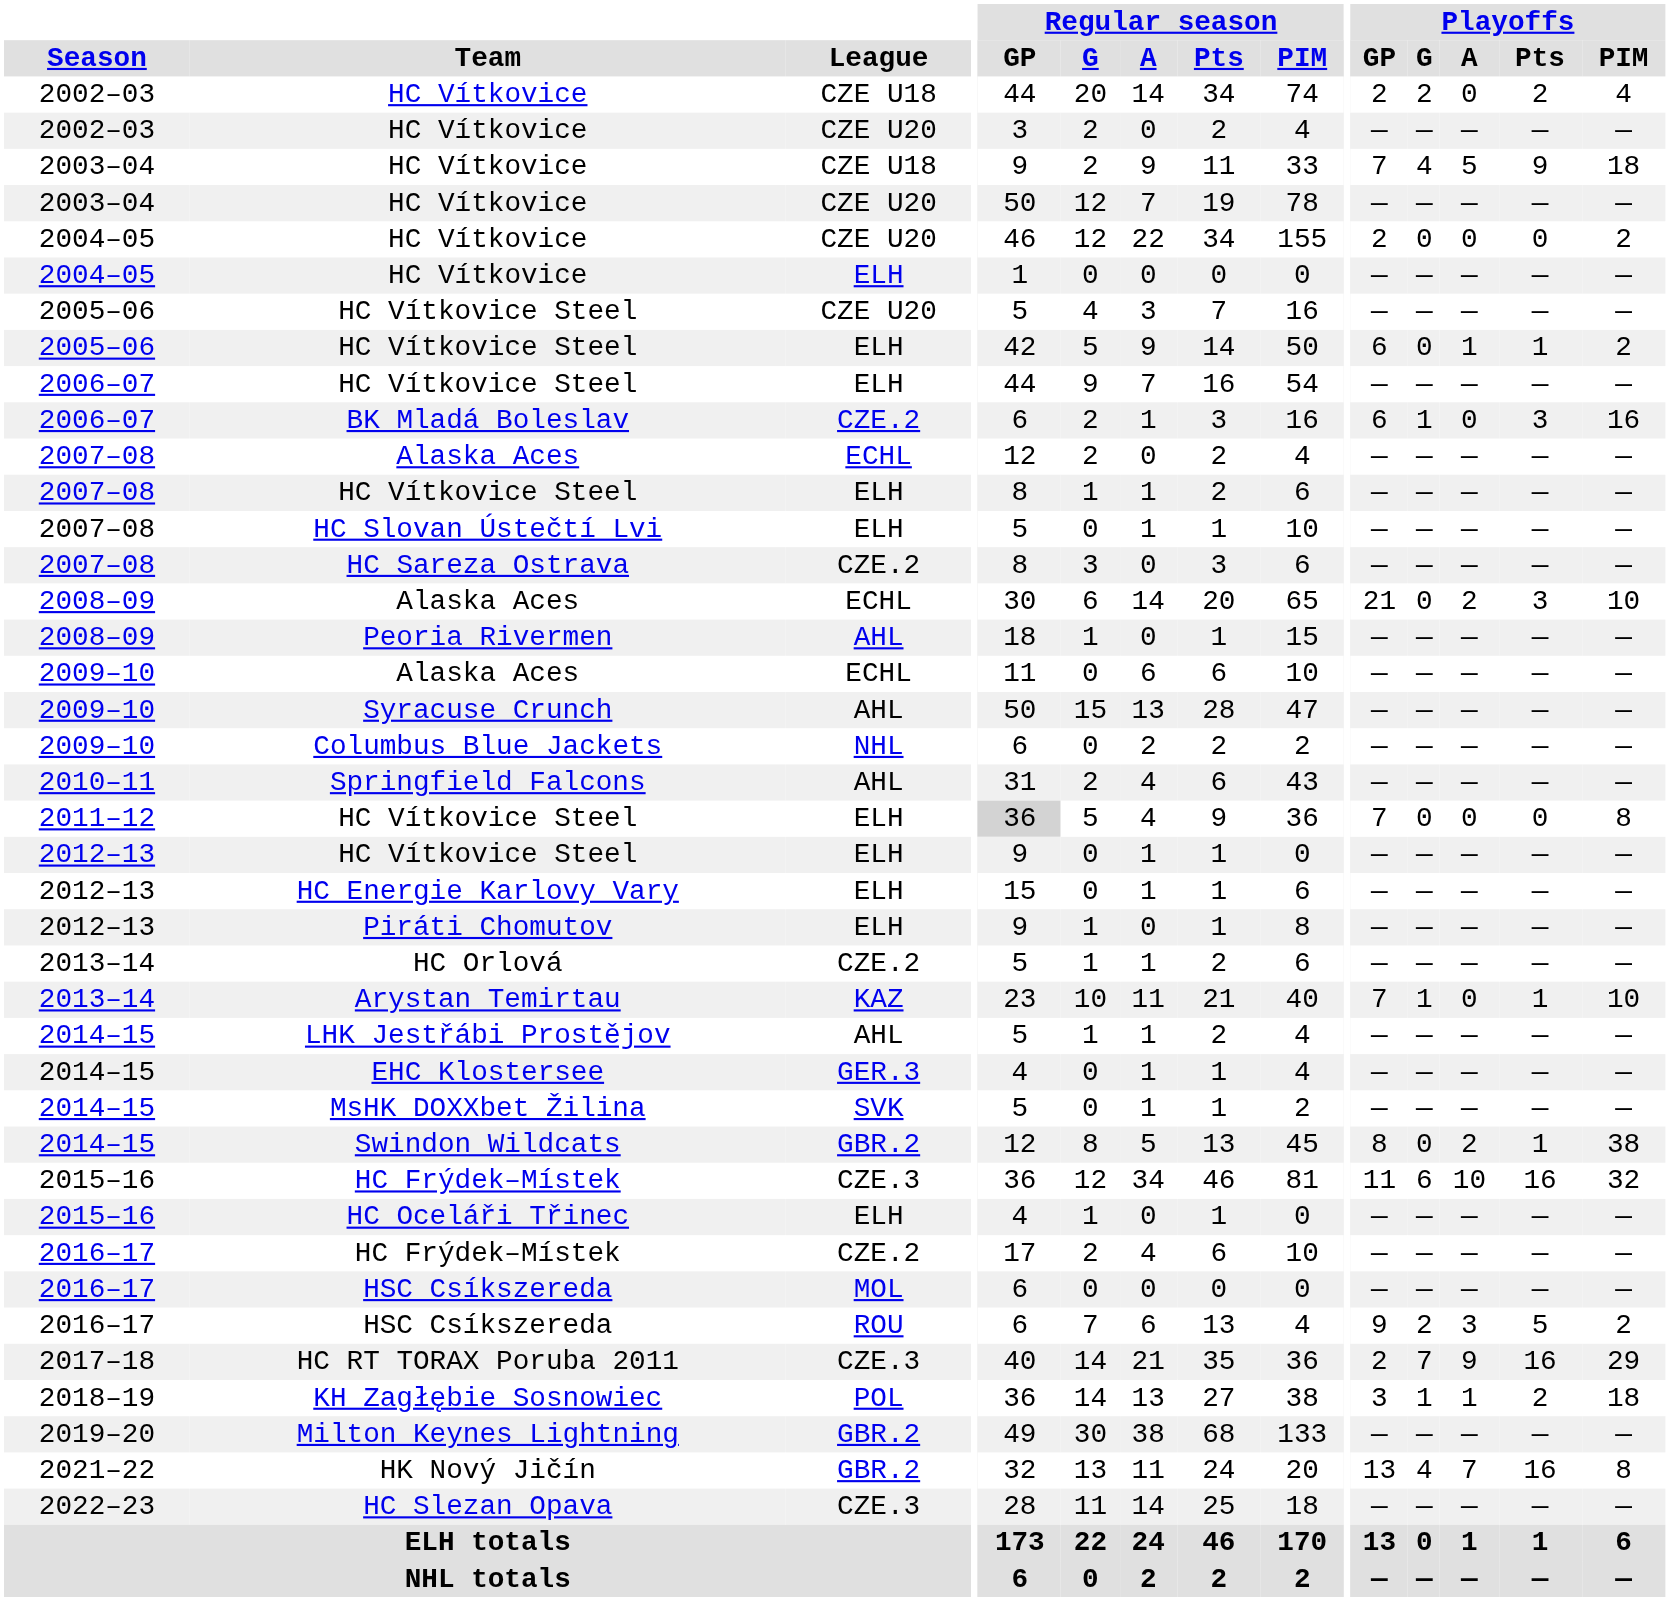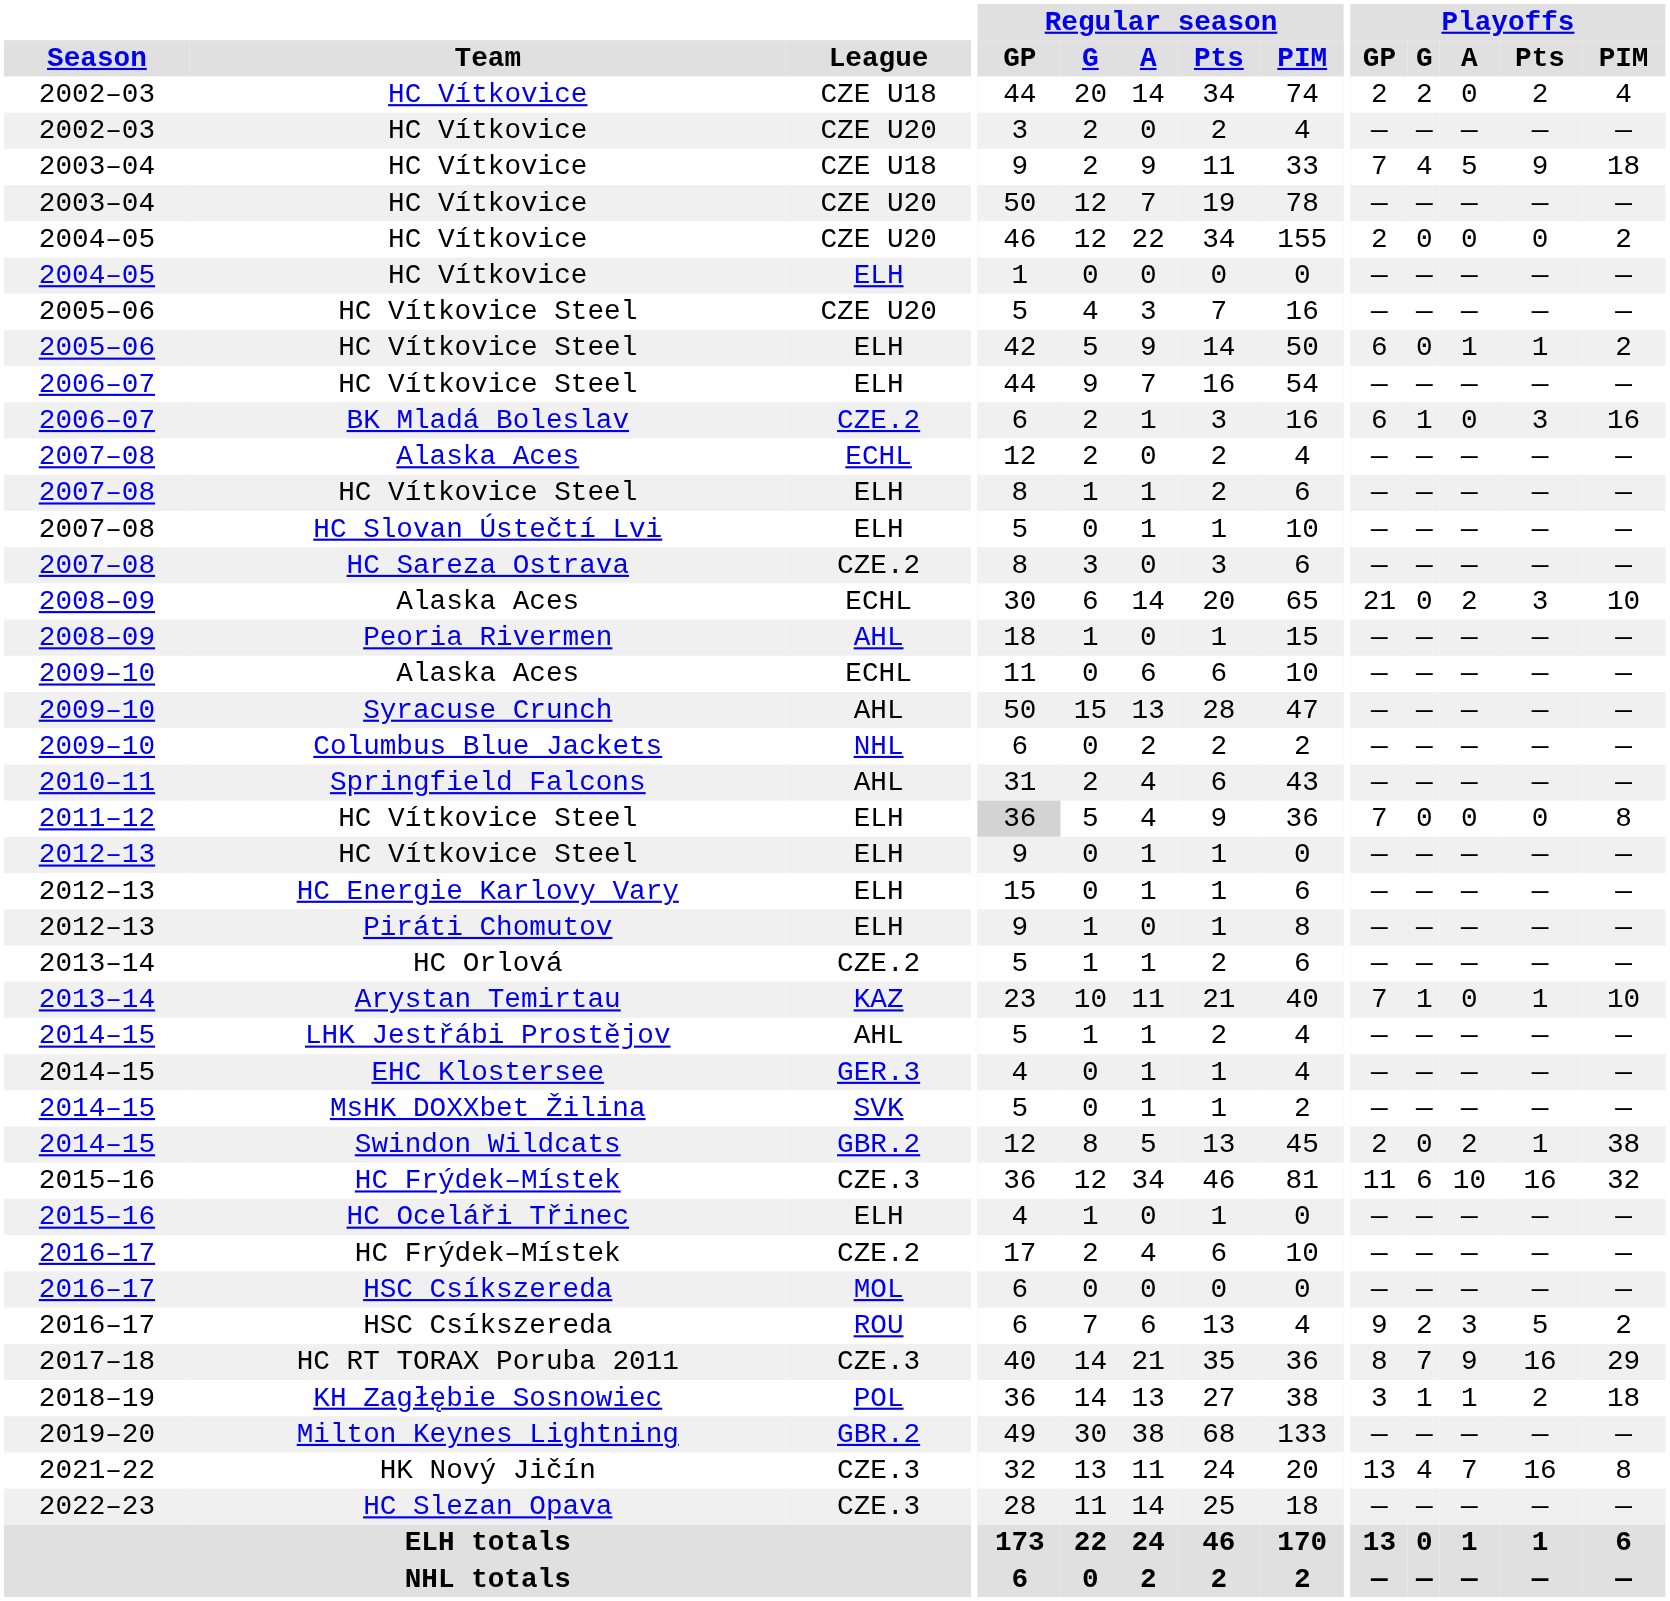(1379, 1145) 8 -> (1379, 1145) 2
(1379, 1362) 2 -> (1379, 1362) 8
(879, 1471) GBR.2 -> (879, 1471) CZE.3
